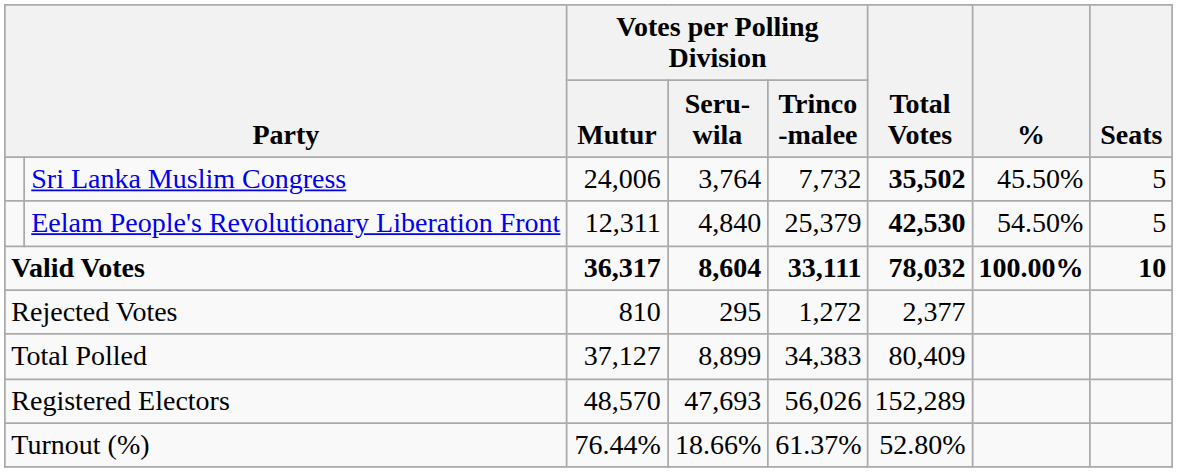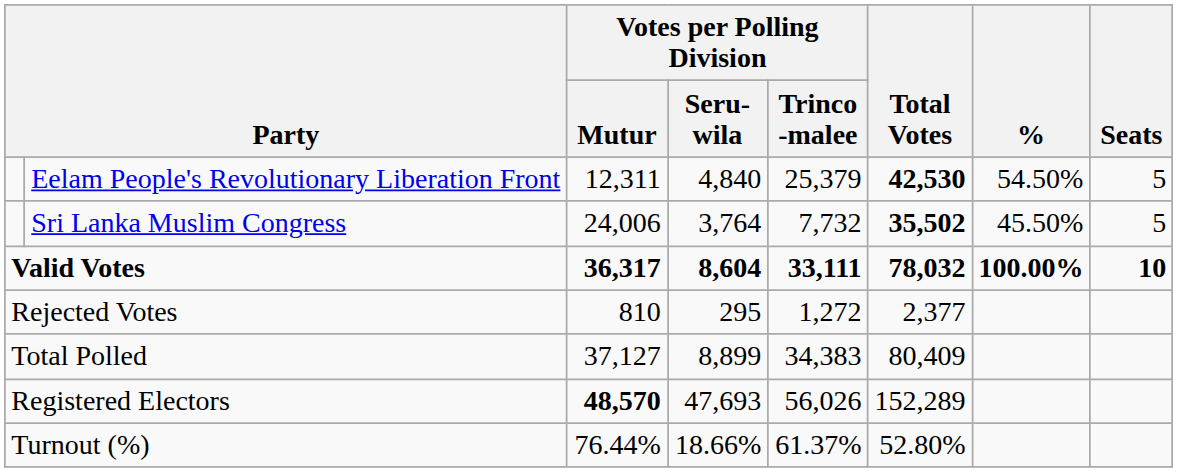rows swapped: (296, 222) <-> (189, 178)
(622, 400) normal -> (622, 400) bold
